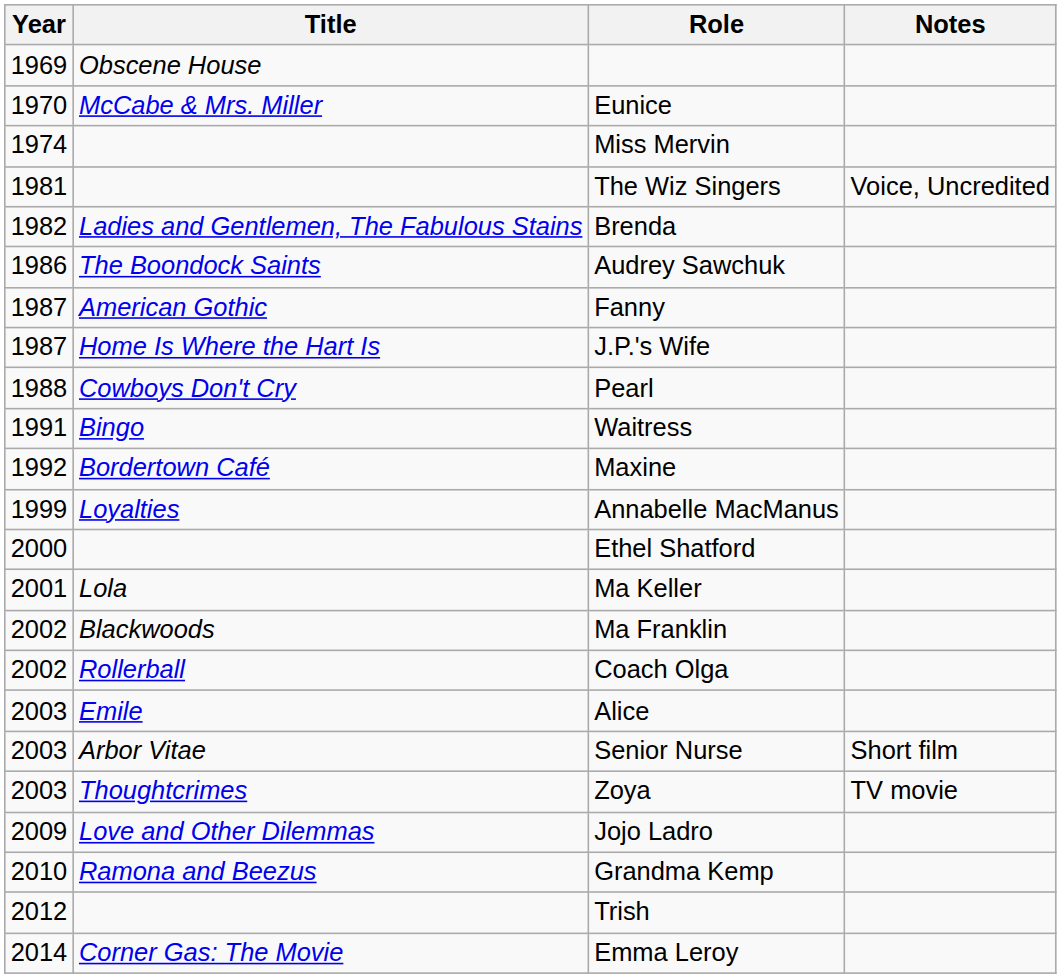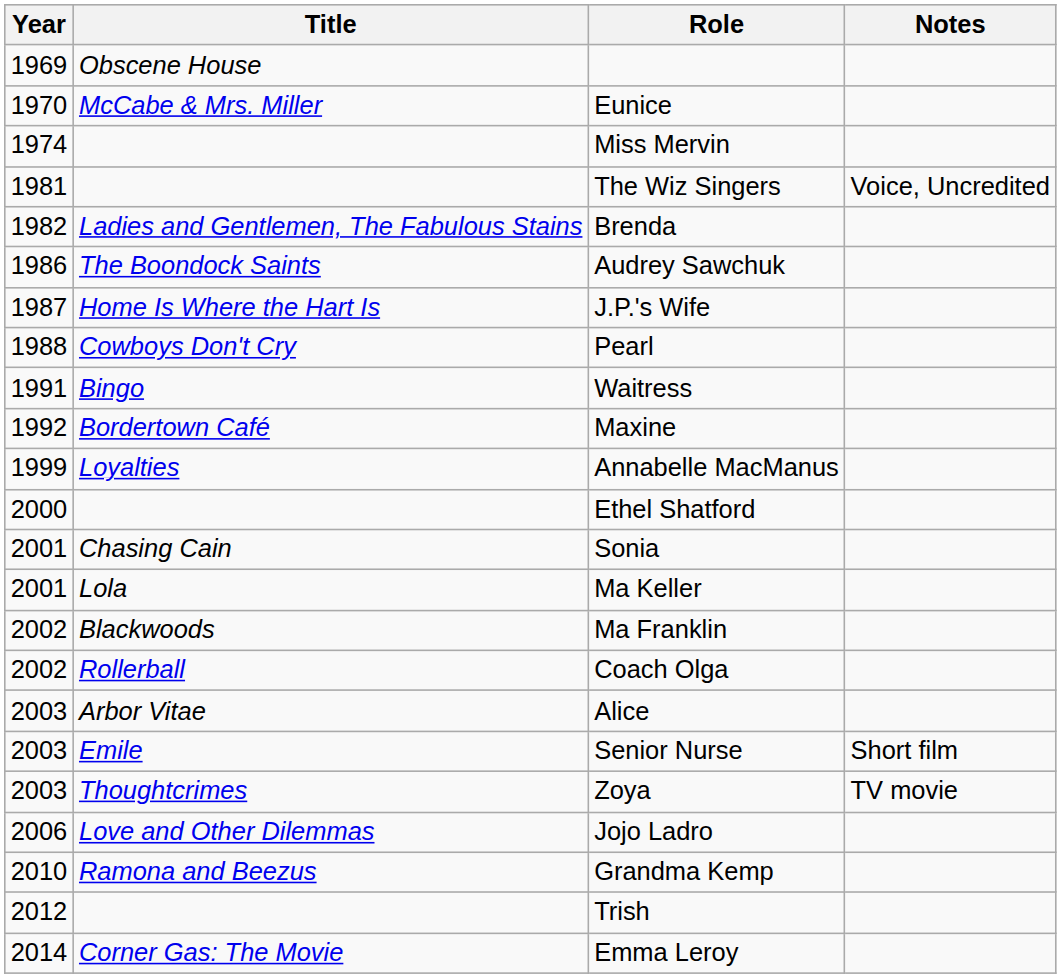- row: (630, 307)
+ row: (627, 549)
(111, 710) Emile -> (142, 710) Arbor Vitae
(142, 750) Arbor Vitae -> (111, 750) Emile
(39, 831) 2009 -> (39, 831) 2006
